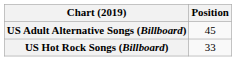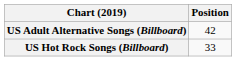(210, 30) 45 -> (210, 30) 42
